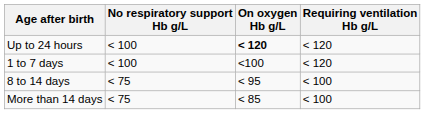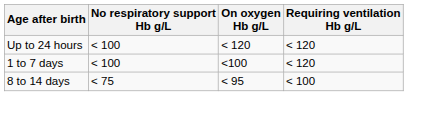(252, 44) bold -> (236, 44) normal
- row: (55, 99)
